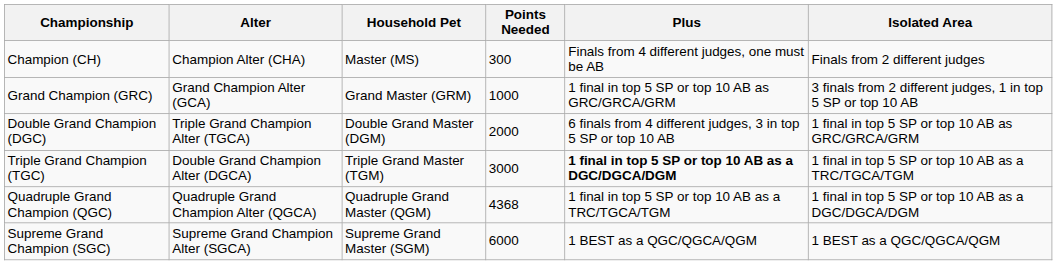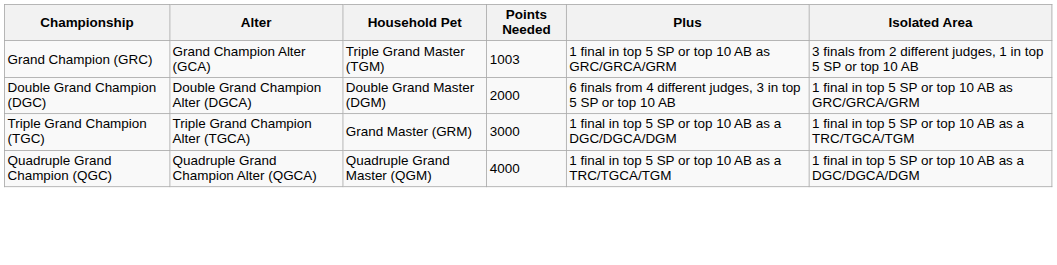- row: (54, 59)
(408, 95) Grand Master (GRM) -> (405, 59) Triple Grand Master (TGM)
(504, 95) 1000 -> (505, 59) 1003
(242, 132) Triple Grand Champion Alter (TGCA) -> (247, 95) Double Grand Champion Alter (DGCA)
(247, 168) Double Grand Champion Alter (DGCA) -> (242, 132) Triple Grand Champion Alter (TGCA)
(405, 168) Triple Grand Master (TGM) -> (409, 132) Grand Master (GRM)
(681, 168) bold -> (675, 132) normal
(504, 204) 4368 -> (505, 168) 4000
- row: (59, 241)
